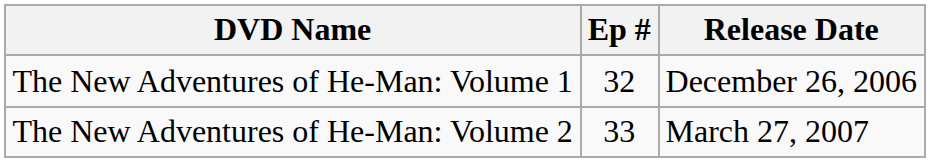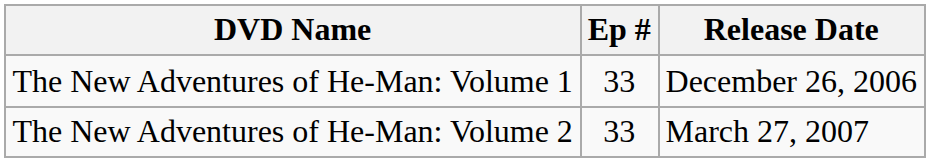(619, 80) 32 -> (619, 80) 33
